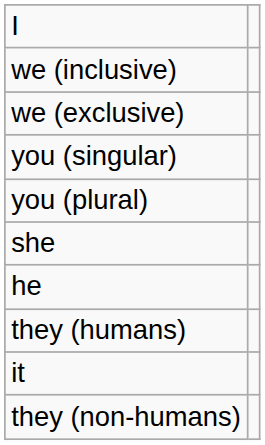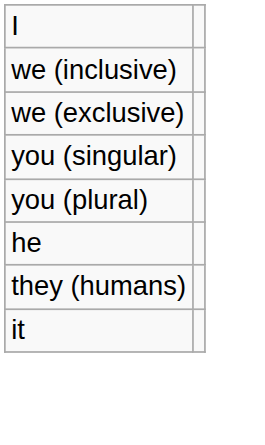- row: (33, 243)
- row: (126, 416)
